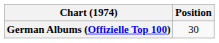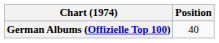(194, 29) 30 -> (194, 29) 40
